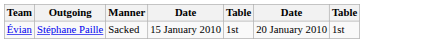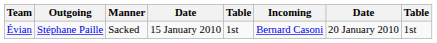+ column: (290, 13)
